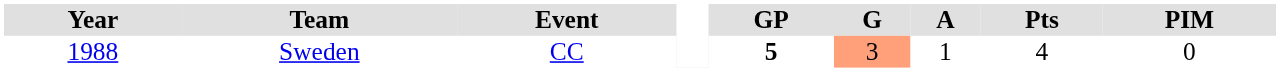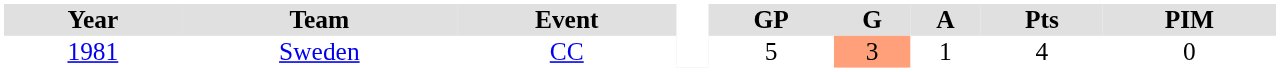(93, 51) 1988 -> (93, 51) 1981
(771, 51) bold -> (771, 51) normal
